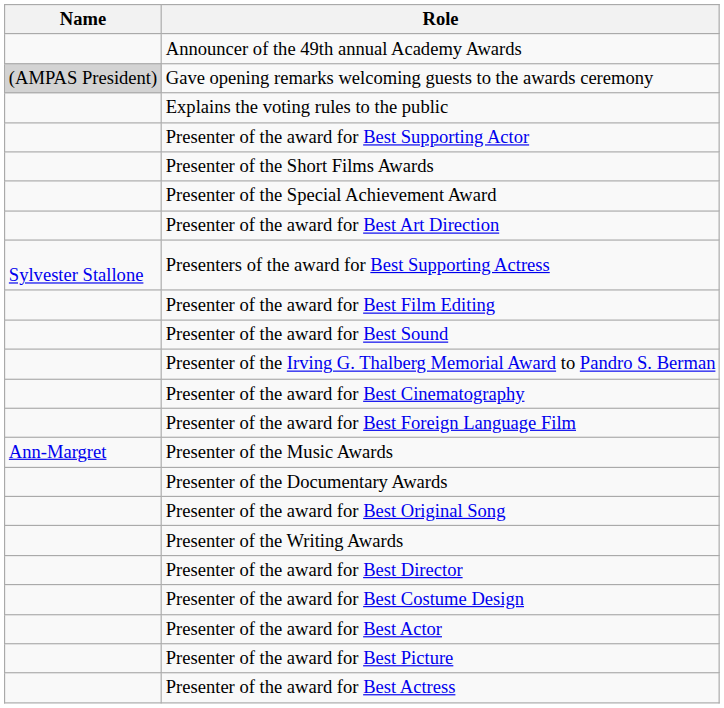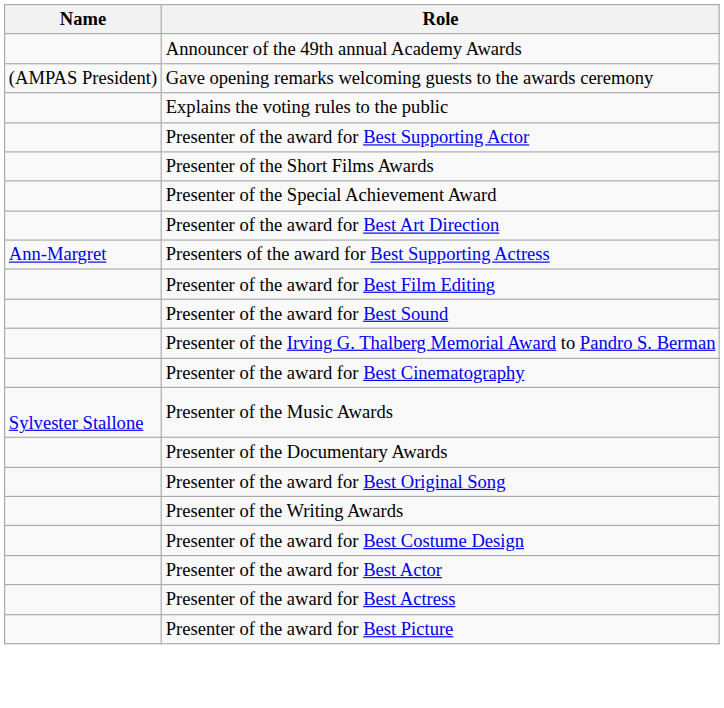(83, 78) lightgrey background -> (83, 78) no background
(76, 275) Sylvester Stallone -> (58, 254) Ann-Margret
- row: (371, 422)
(58, 452) Ann-Margret -> (76, 422) Sylvester Stallone
- row: (314, 569)
rows swapped: (311, 687) <-> (310, 658)
